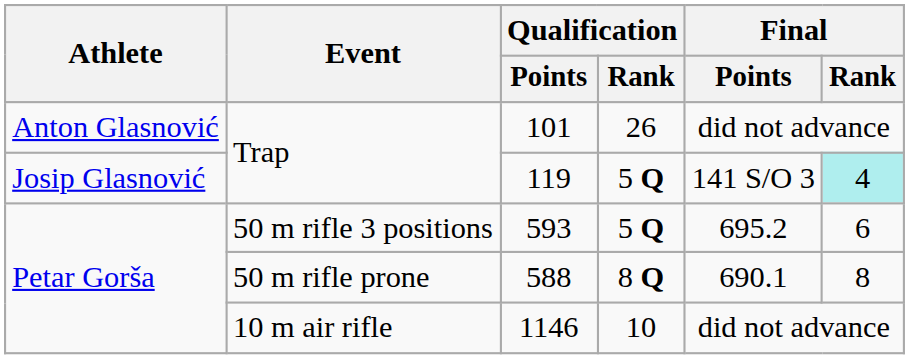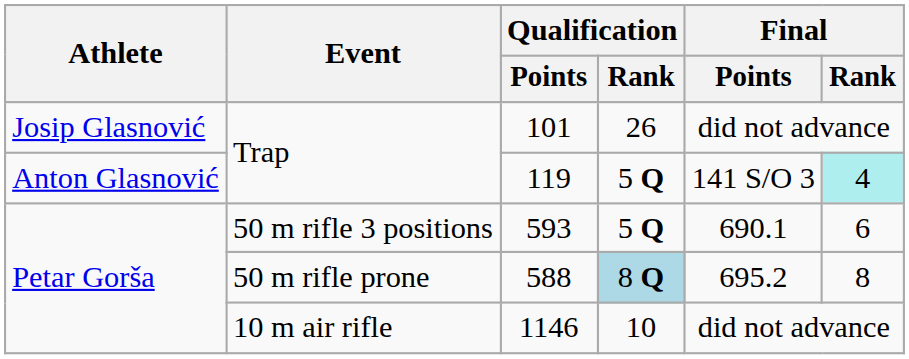(116, 127) Anton Glasnović -> (109, 127) Josip Glasnović
(109, 177) Josip Glasnović -> (116, 177) Anton Glasnović
(753, 227) 695.2 -> (753, 227) 690.1
(641, 277) no background -> (641, 277) lightblue background
(753, 277) 690.1 -> (753, 277) 695.2
